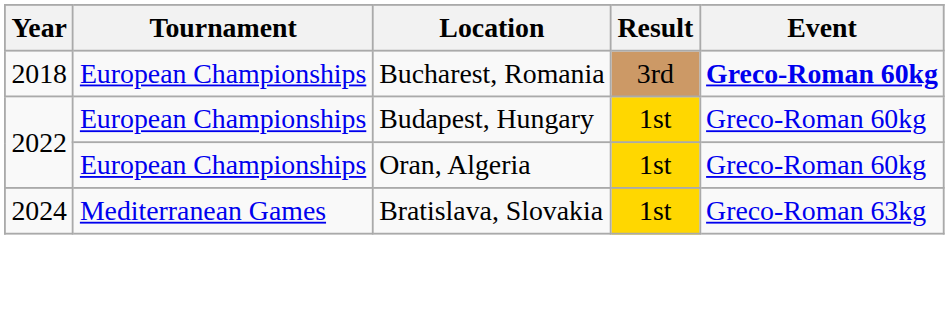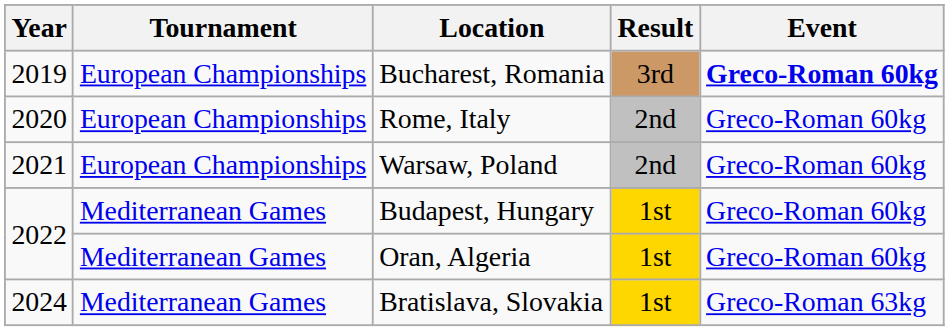(39, 73) 2018 -> (39, 73) 2019
+ row: (445, 119)
+ row: (468, 165)
(223, 119) European Championships -> (203, 211) Mediterranean Games
(223, 165) European Championships -> (203, 256) Mediterranean Games
